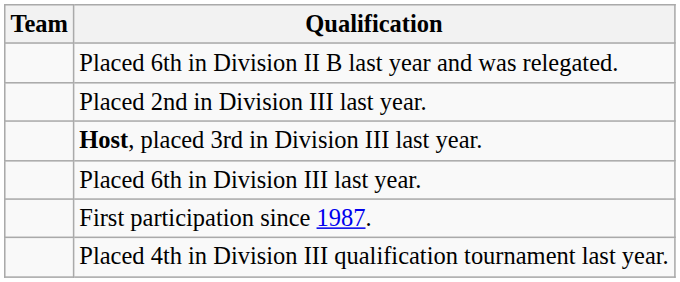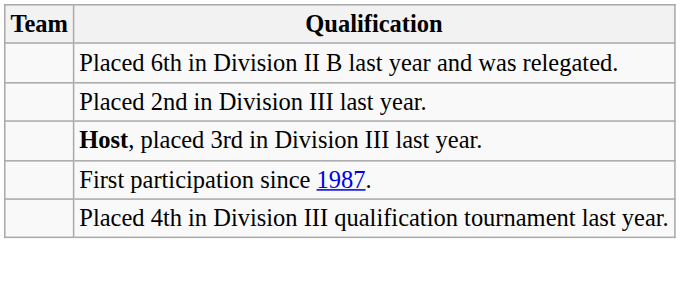- row: (250, 179)
